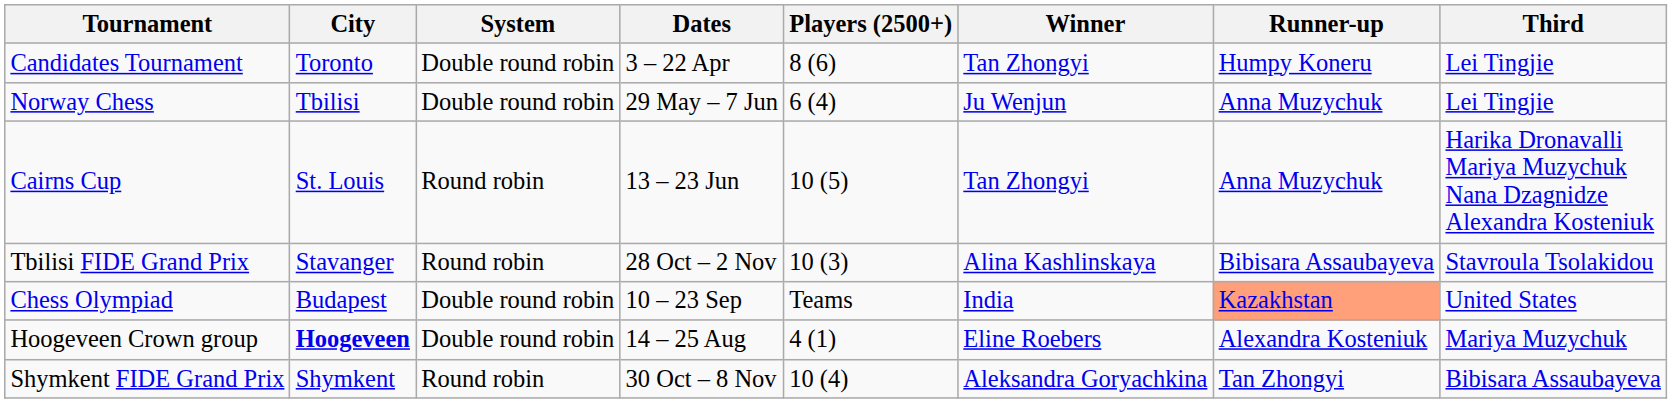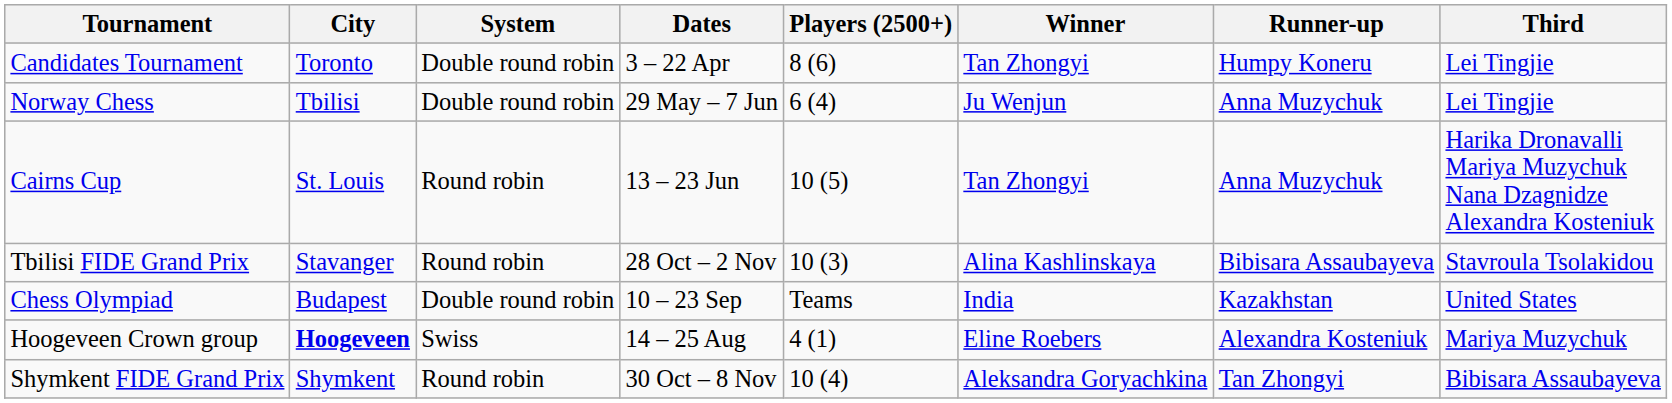(1276, 300) lightsalmon background -> (1276, 300) no background
(518, 339) Double round robin -> (450, 339) Swiss
